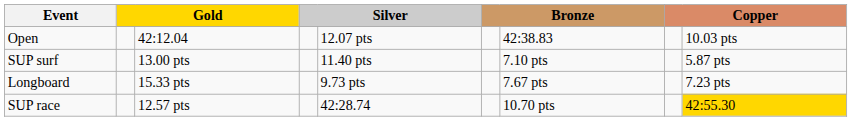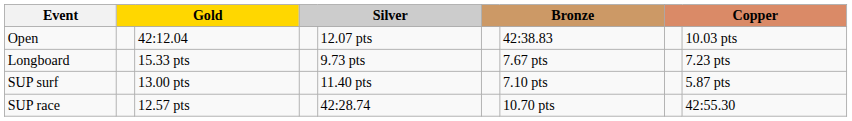rows swapped: (39, 82) <-> (33, 60)
(710, 104) gold background -> (710, 104) no background
